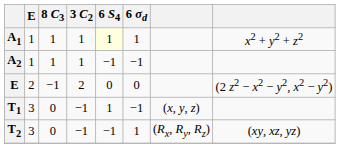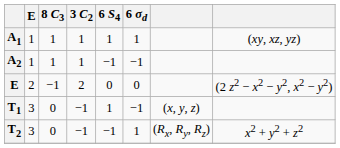(109, 39) lightyellow background -> (109, 39) no background
(274, 39) x2 + y2 + z2 -> (274, 39) (xy, xz, yz)
(274, 131) (xy, xz, yz) -> (274, 131) x2 + y2 + z2
